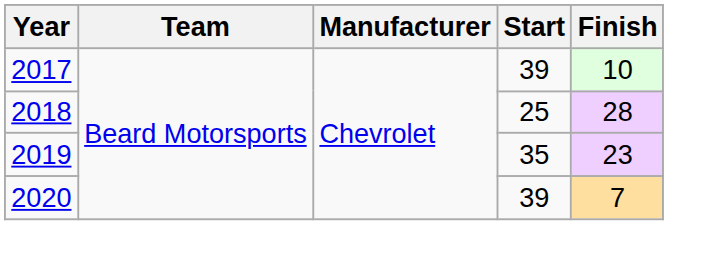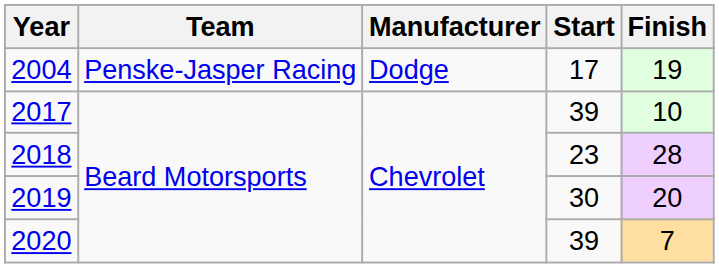+ row: (41, 69)
(534, 112) 25 -> (584, 155) 23
(534, 155) 35 -> (584, 198) 30
(618, 155) 23 -> (667, 198) 20
